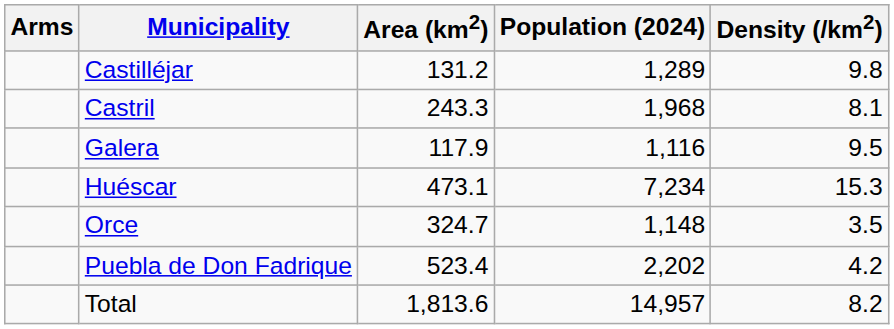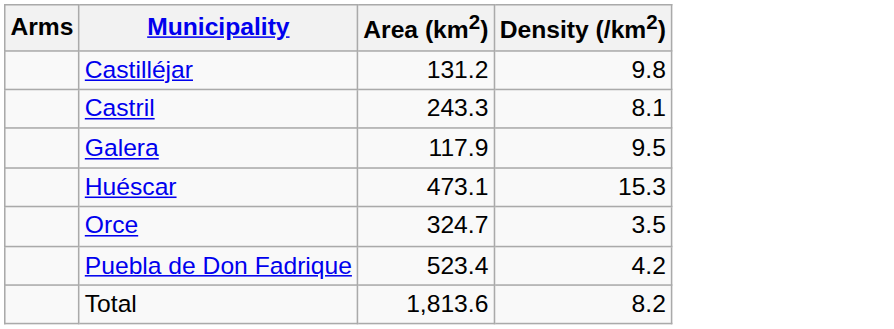- column: (602, 27)
